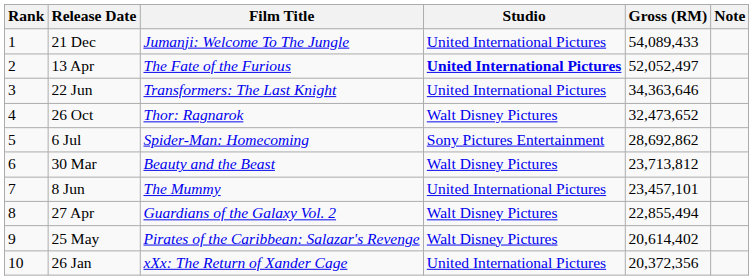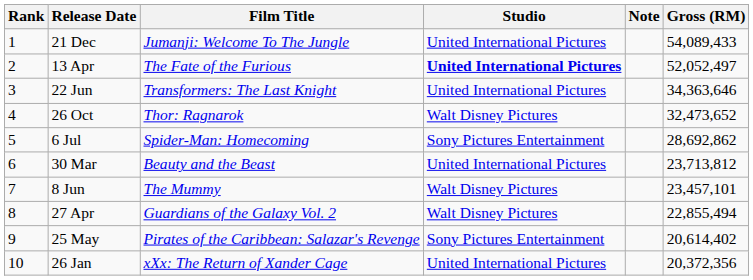columns swapped: (668, 16) <-> (730, 16)
(492, 164) Walt Disney Pictures -> (516, 164) United International Pictures
(516, 189) United International Pictures -> (492, 189) Walt Disney Pictures
(492, 238) Walt Disney Pictures -> (516, 238) Sony Pictures Entertainment
